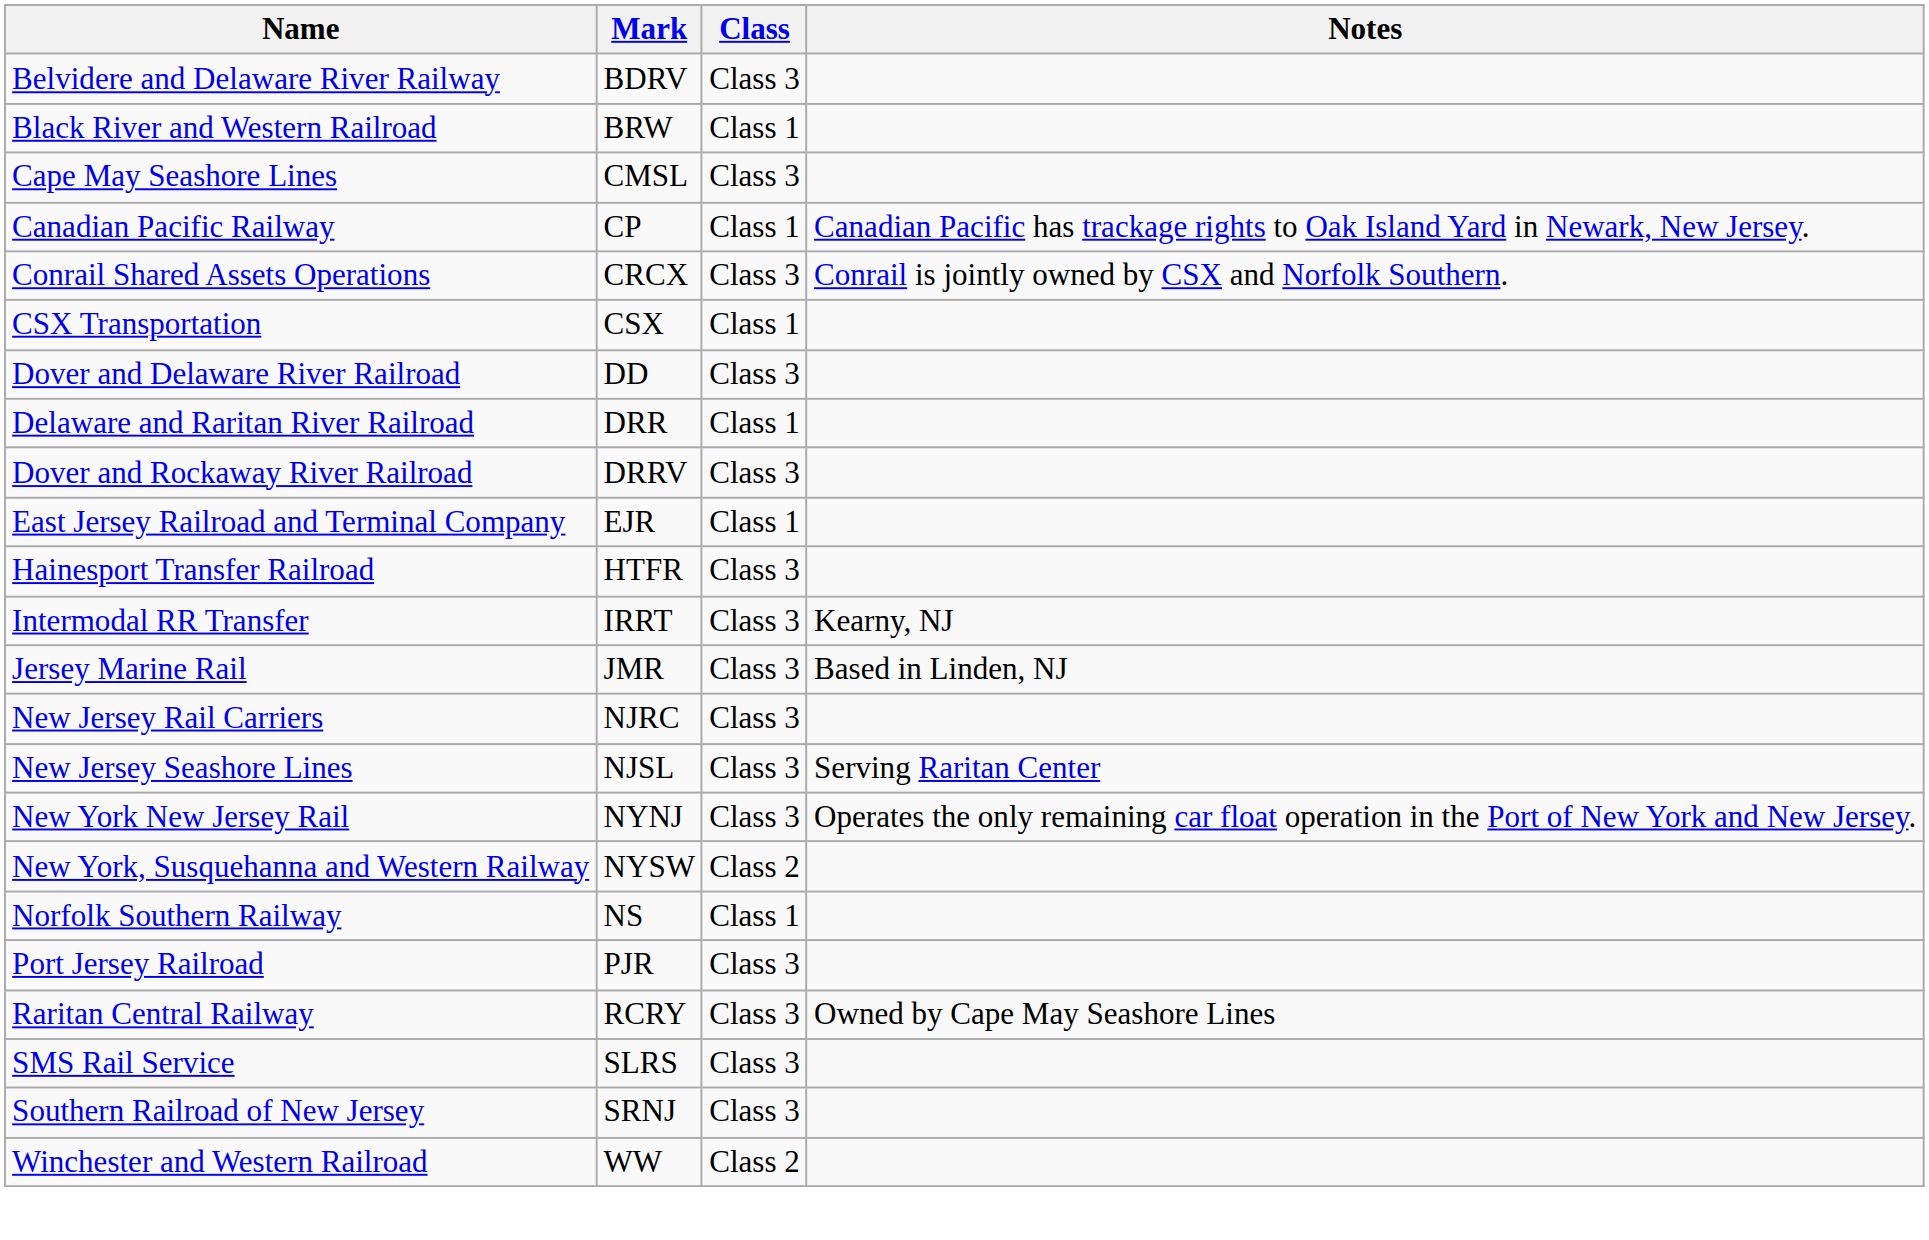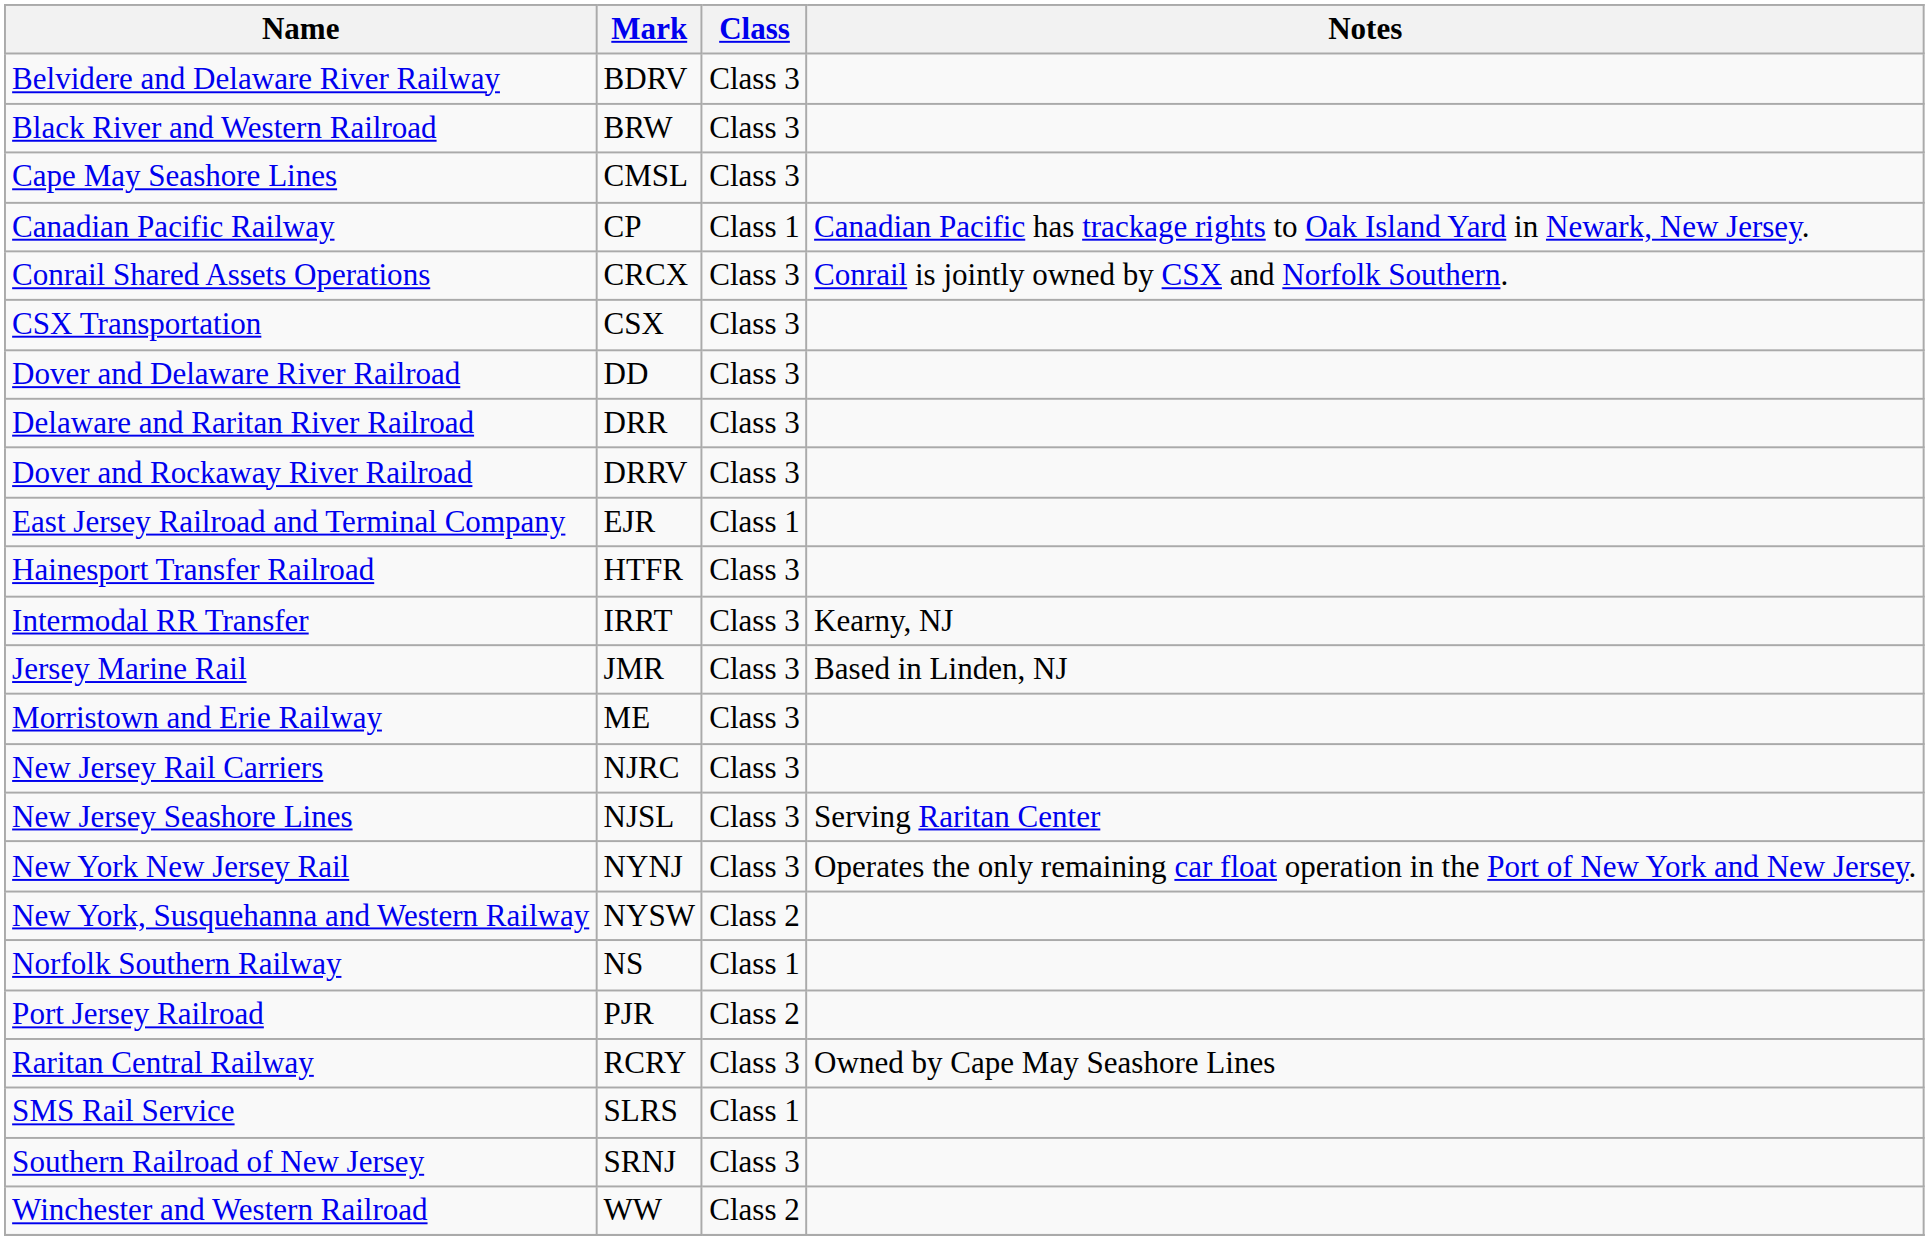(755, 127) Class 1 -> (755, 127) Class 3
(755, 324) Class 1 -> (755, 324) Class 3
(755, 422) Class 1 -> (755, 422) Class 3
+ row: (197, 718)
(755, 964) Class 3 -> (755, 1013) Class 2
(755, 1062) Class 3 -> (755, 1112) Class 1
